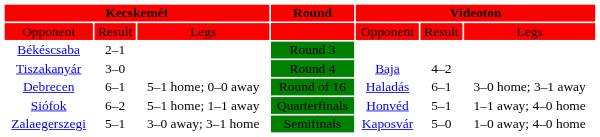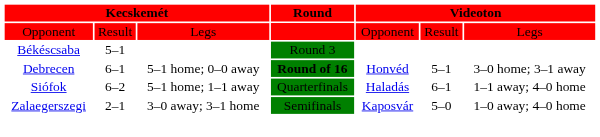(115, 50) 2–1 -> (115, 50) 5–1
- row: (49, 68)
(312, 87) normal -> (312, 68) bold
(387, 87) Haladás -> (387, 68) Honvéd
(441, 87) 6–1 -> (441, 68) 5–1
(387, 105) Honvéd -> (387, 87) Haladás
(441, 105) 5–1 -> (441, 87) 6–1
(115, 124) 5–1 -> (115, 105) 2–1
